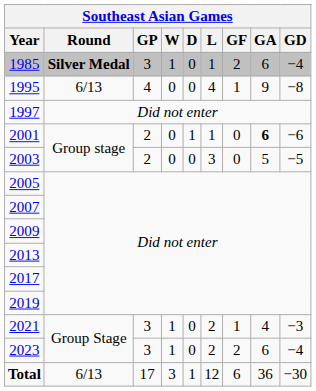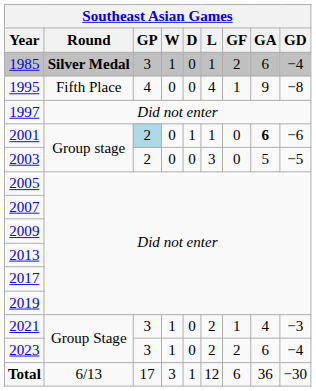(89, 87) 6/13 -> (89, 87) Fifth Place
(147, 135) no background -> (147, 135) lightblue background
